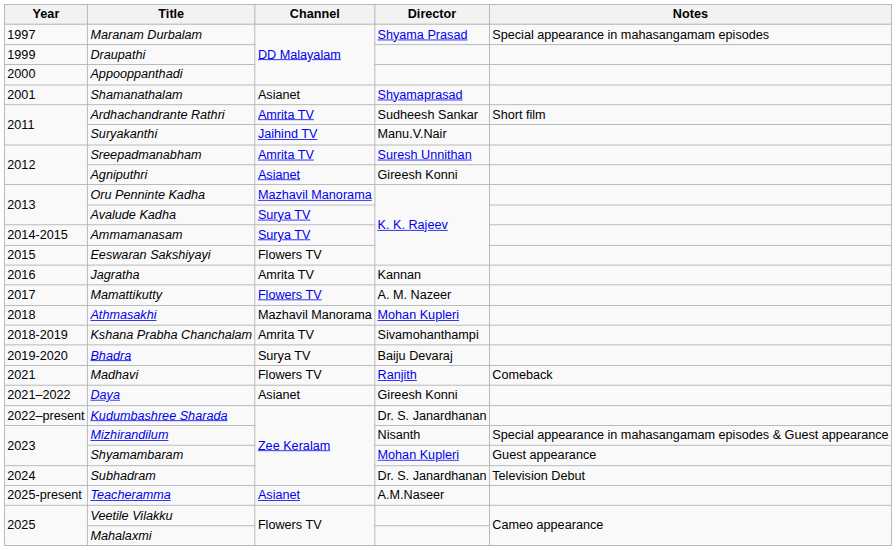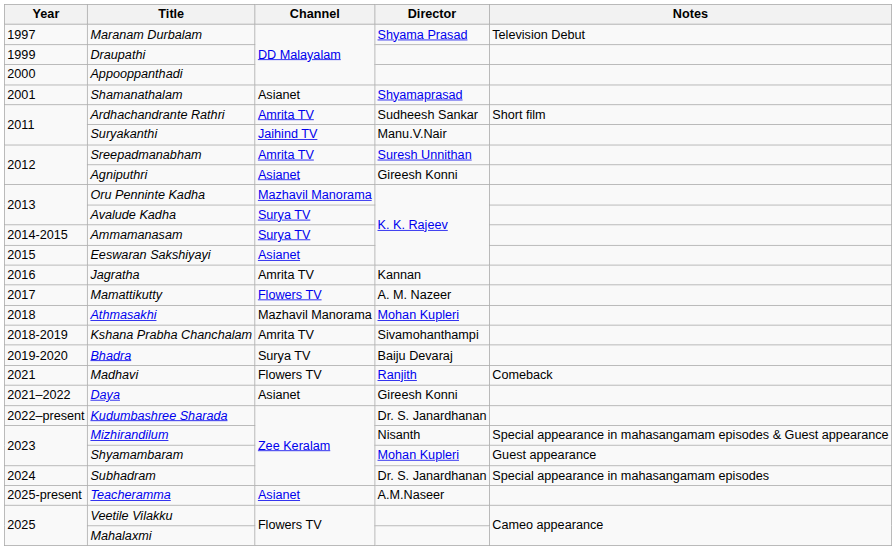(631, 34) Special appearance in mahasangamam episodes -> (539, 34) Television Debut
(290, 255) Flowers TV -> (279, 255) Asianet
(539, 475) Television Debut -> (631, 475) Special appearance in mahasangamam episodes
